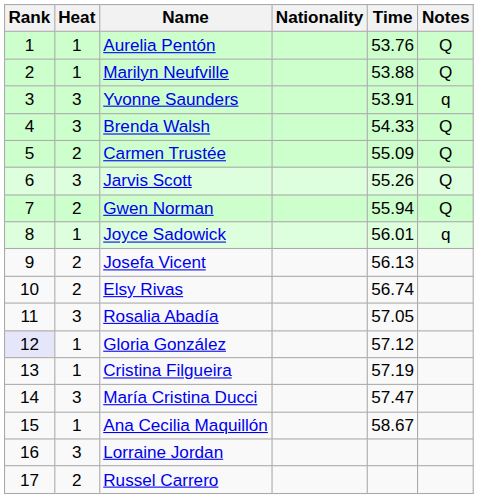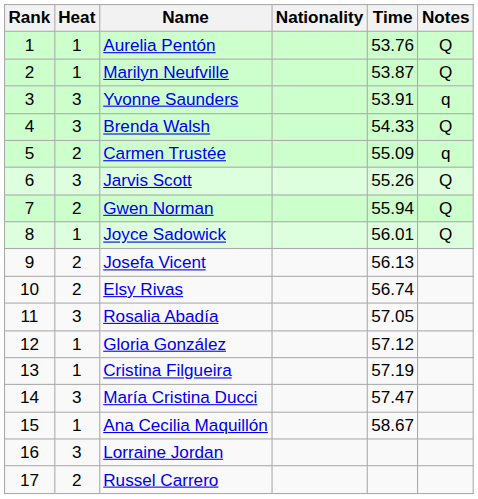(393, 72) 53.88 -> (393, 72) 53.87
(446, 153) Q -> (446, 153) q
(446, 235) q -> (446, 235) Q
(29, 343) lavender background -> (29, 343) no background
